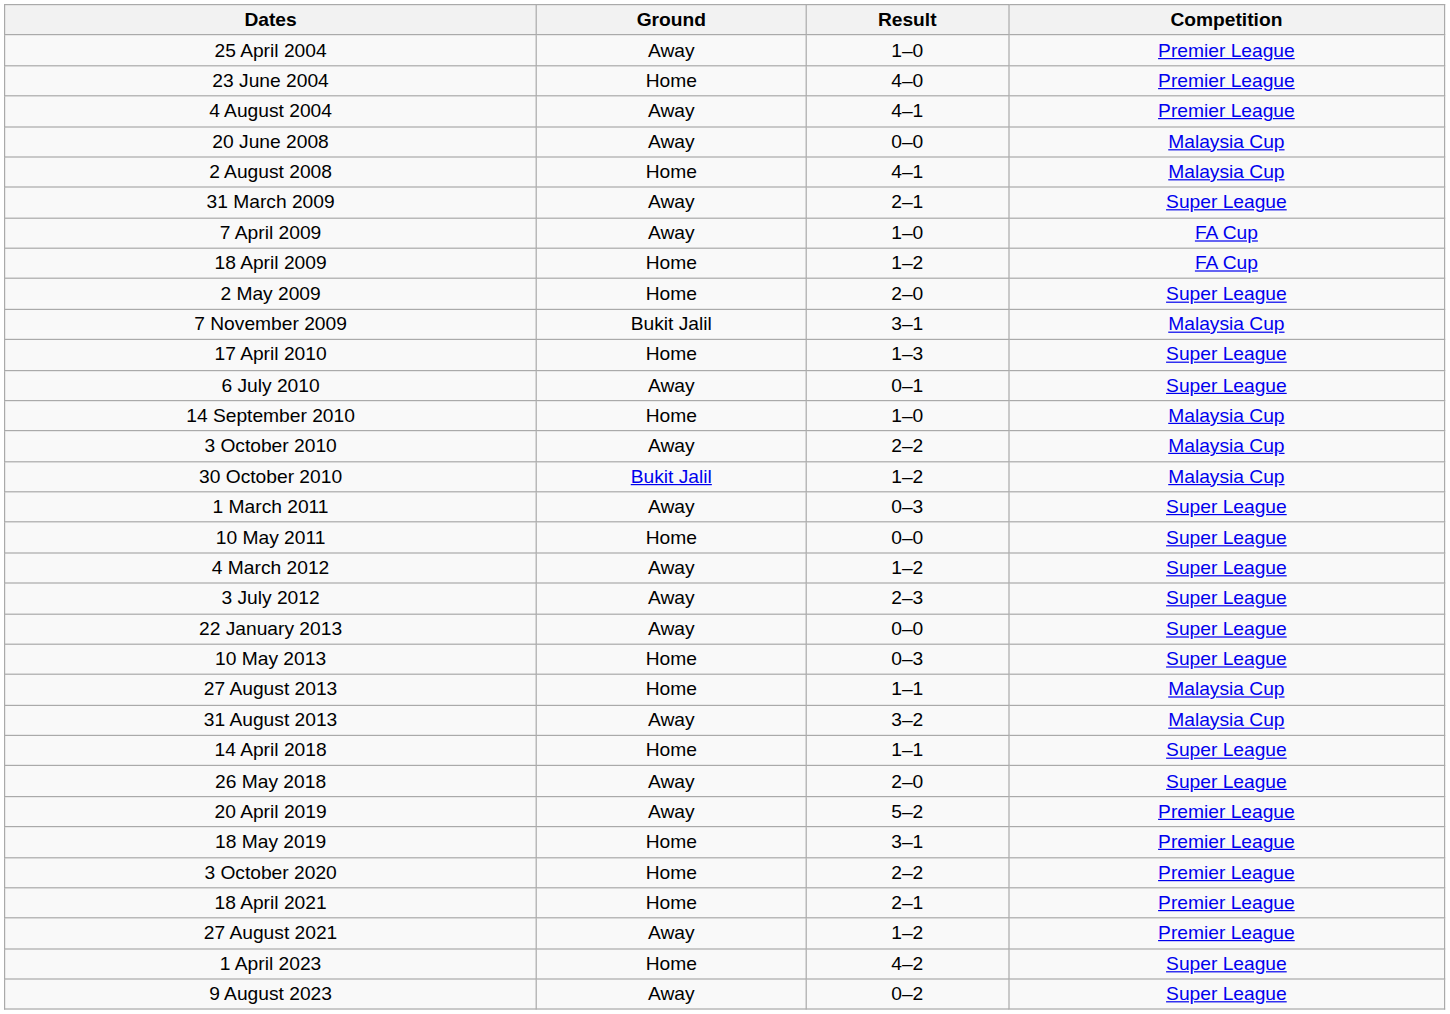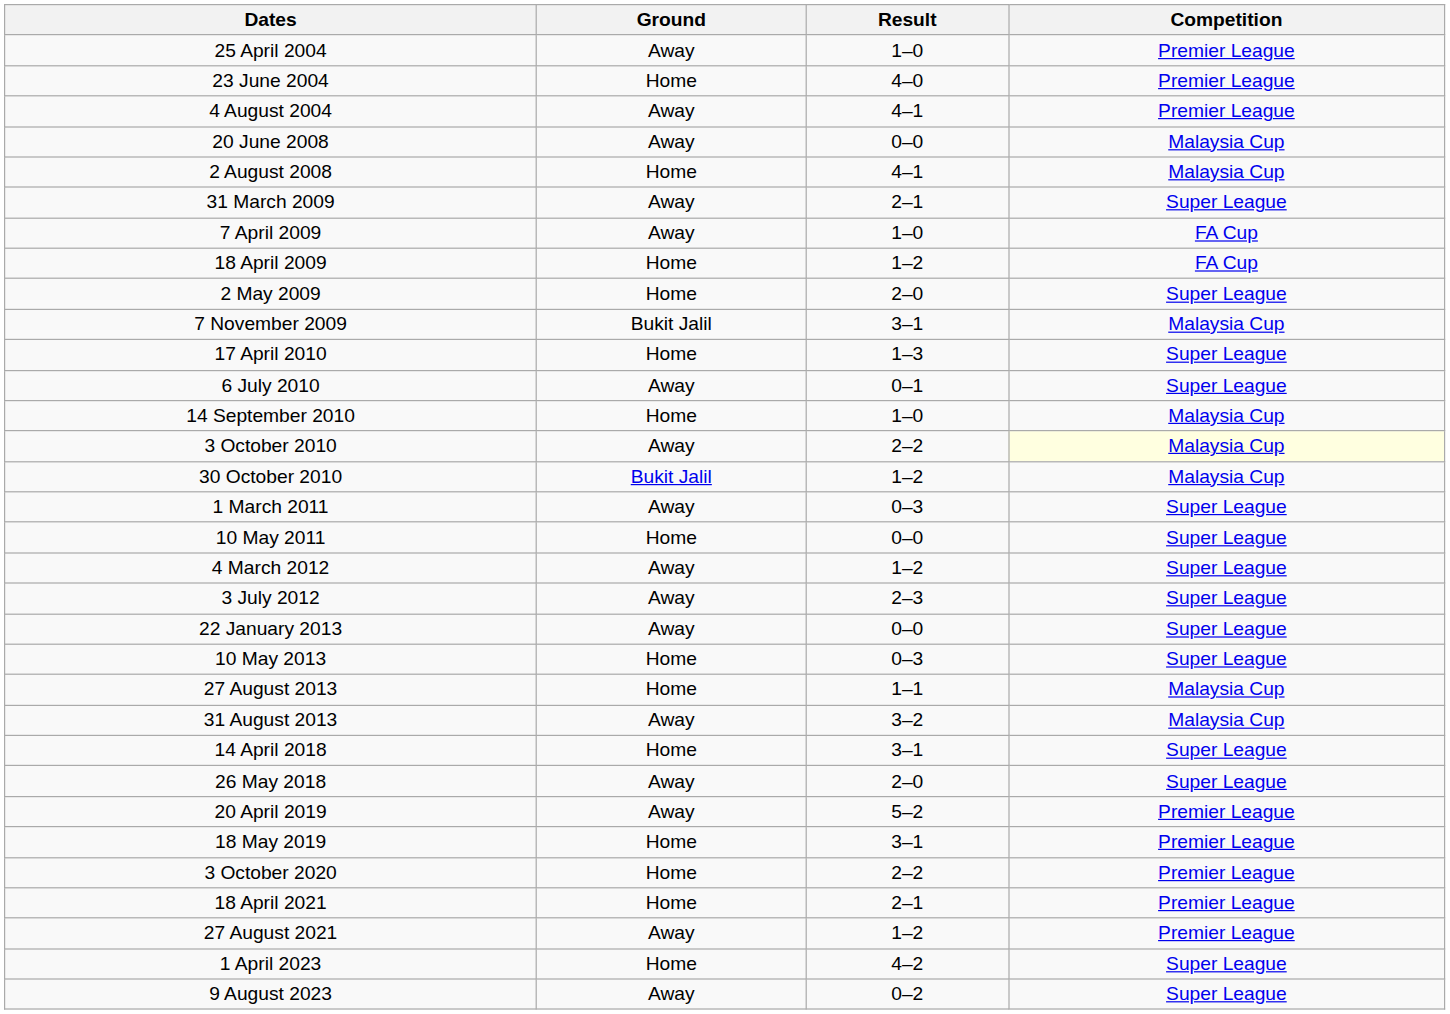(1226, 446) no background -> (1226, 446) lightyellow background
(907, 750) 1–1 -> (907, 750) 3–1
